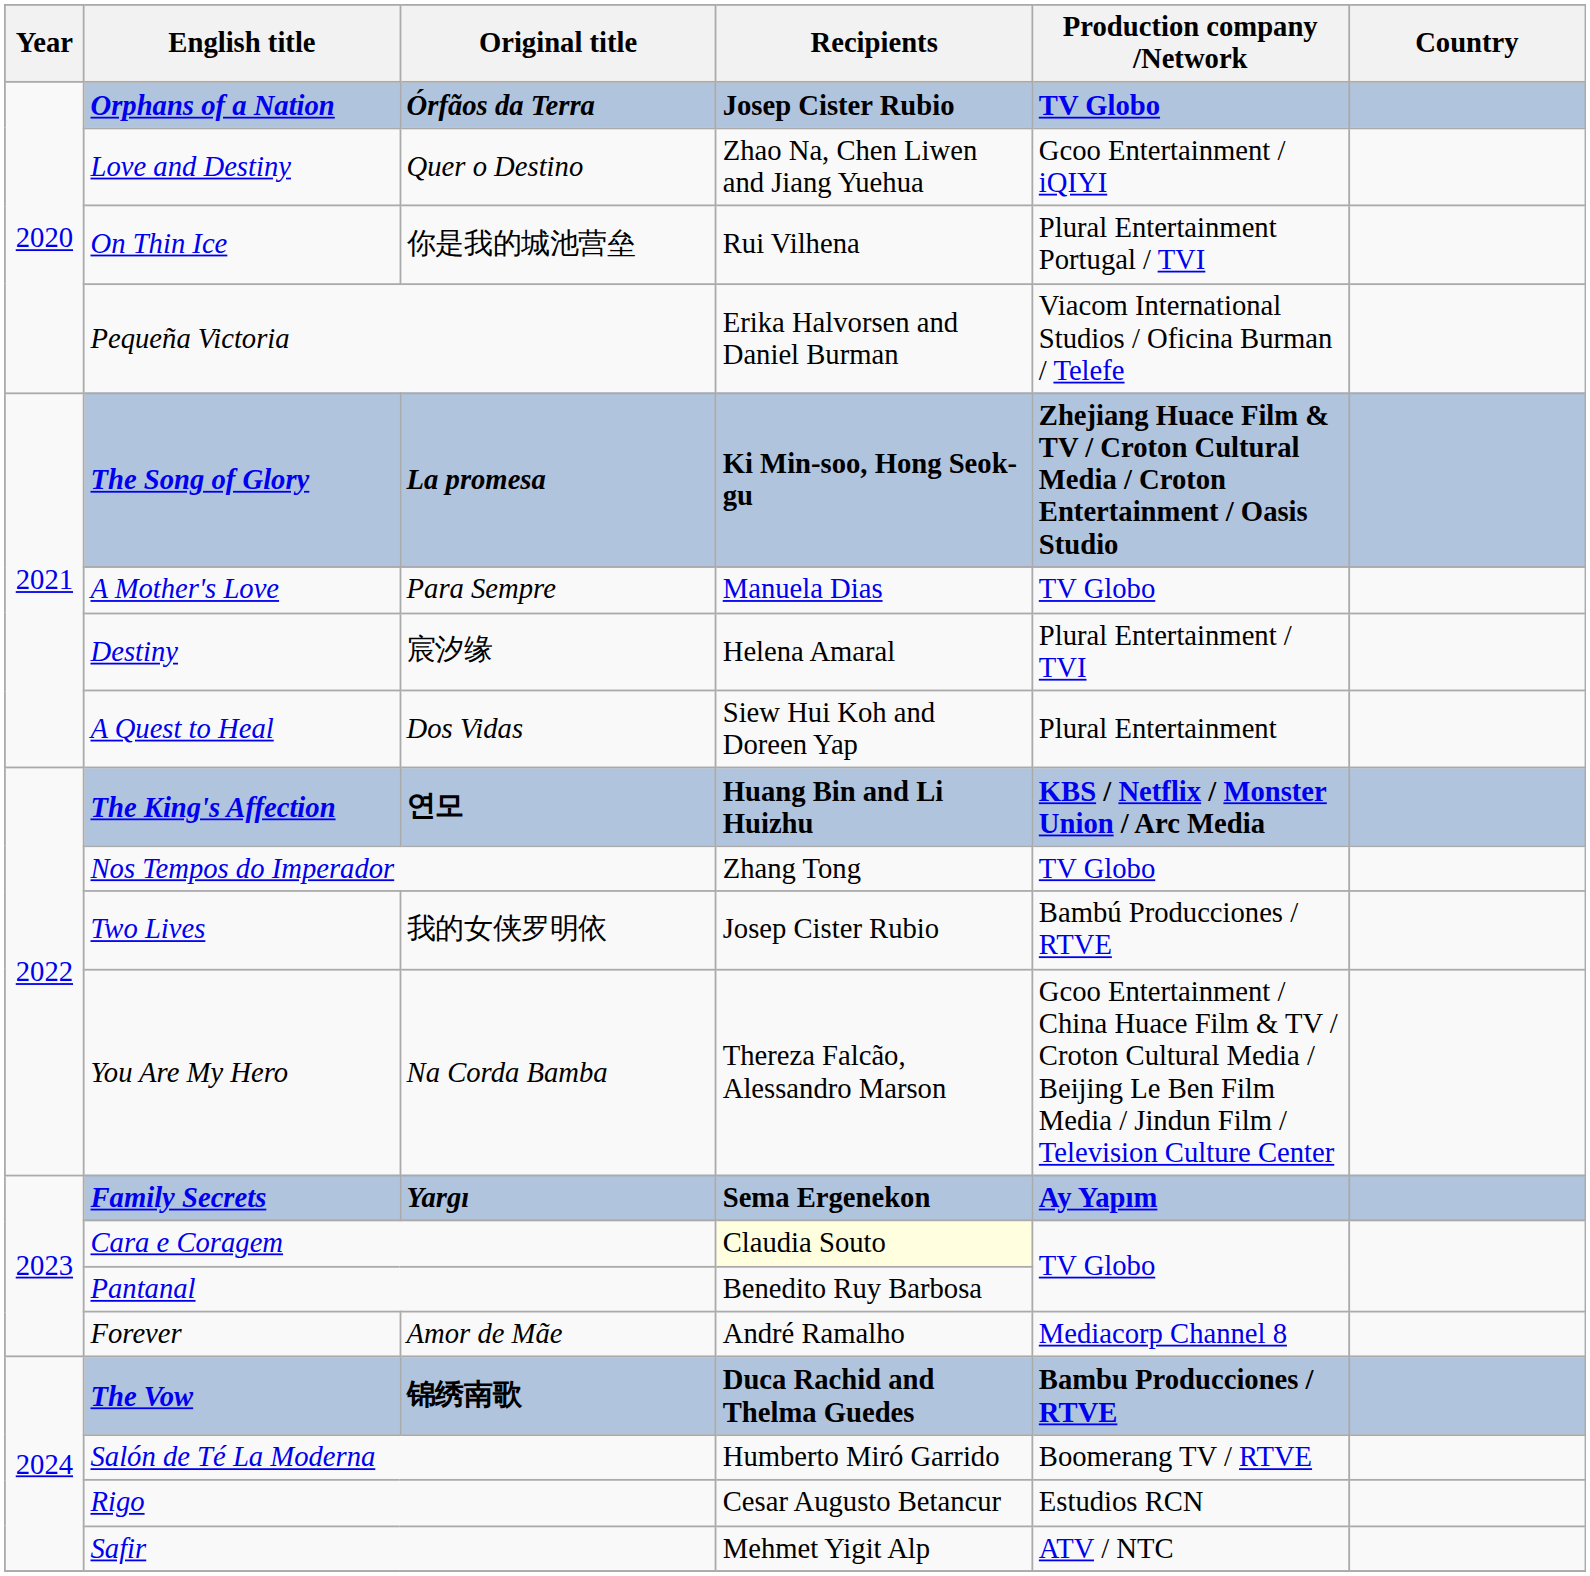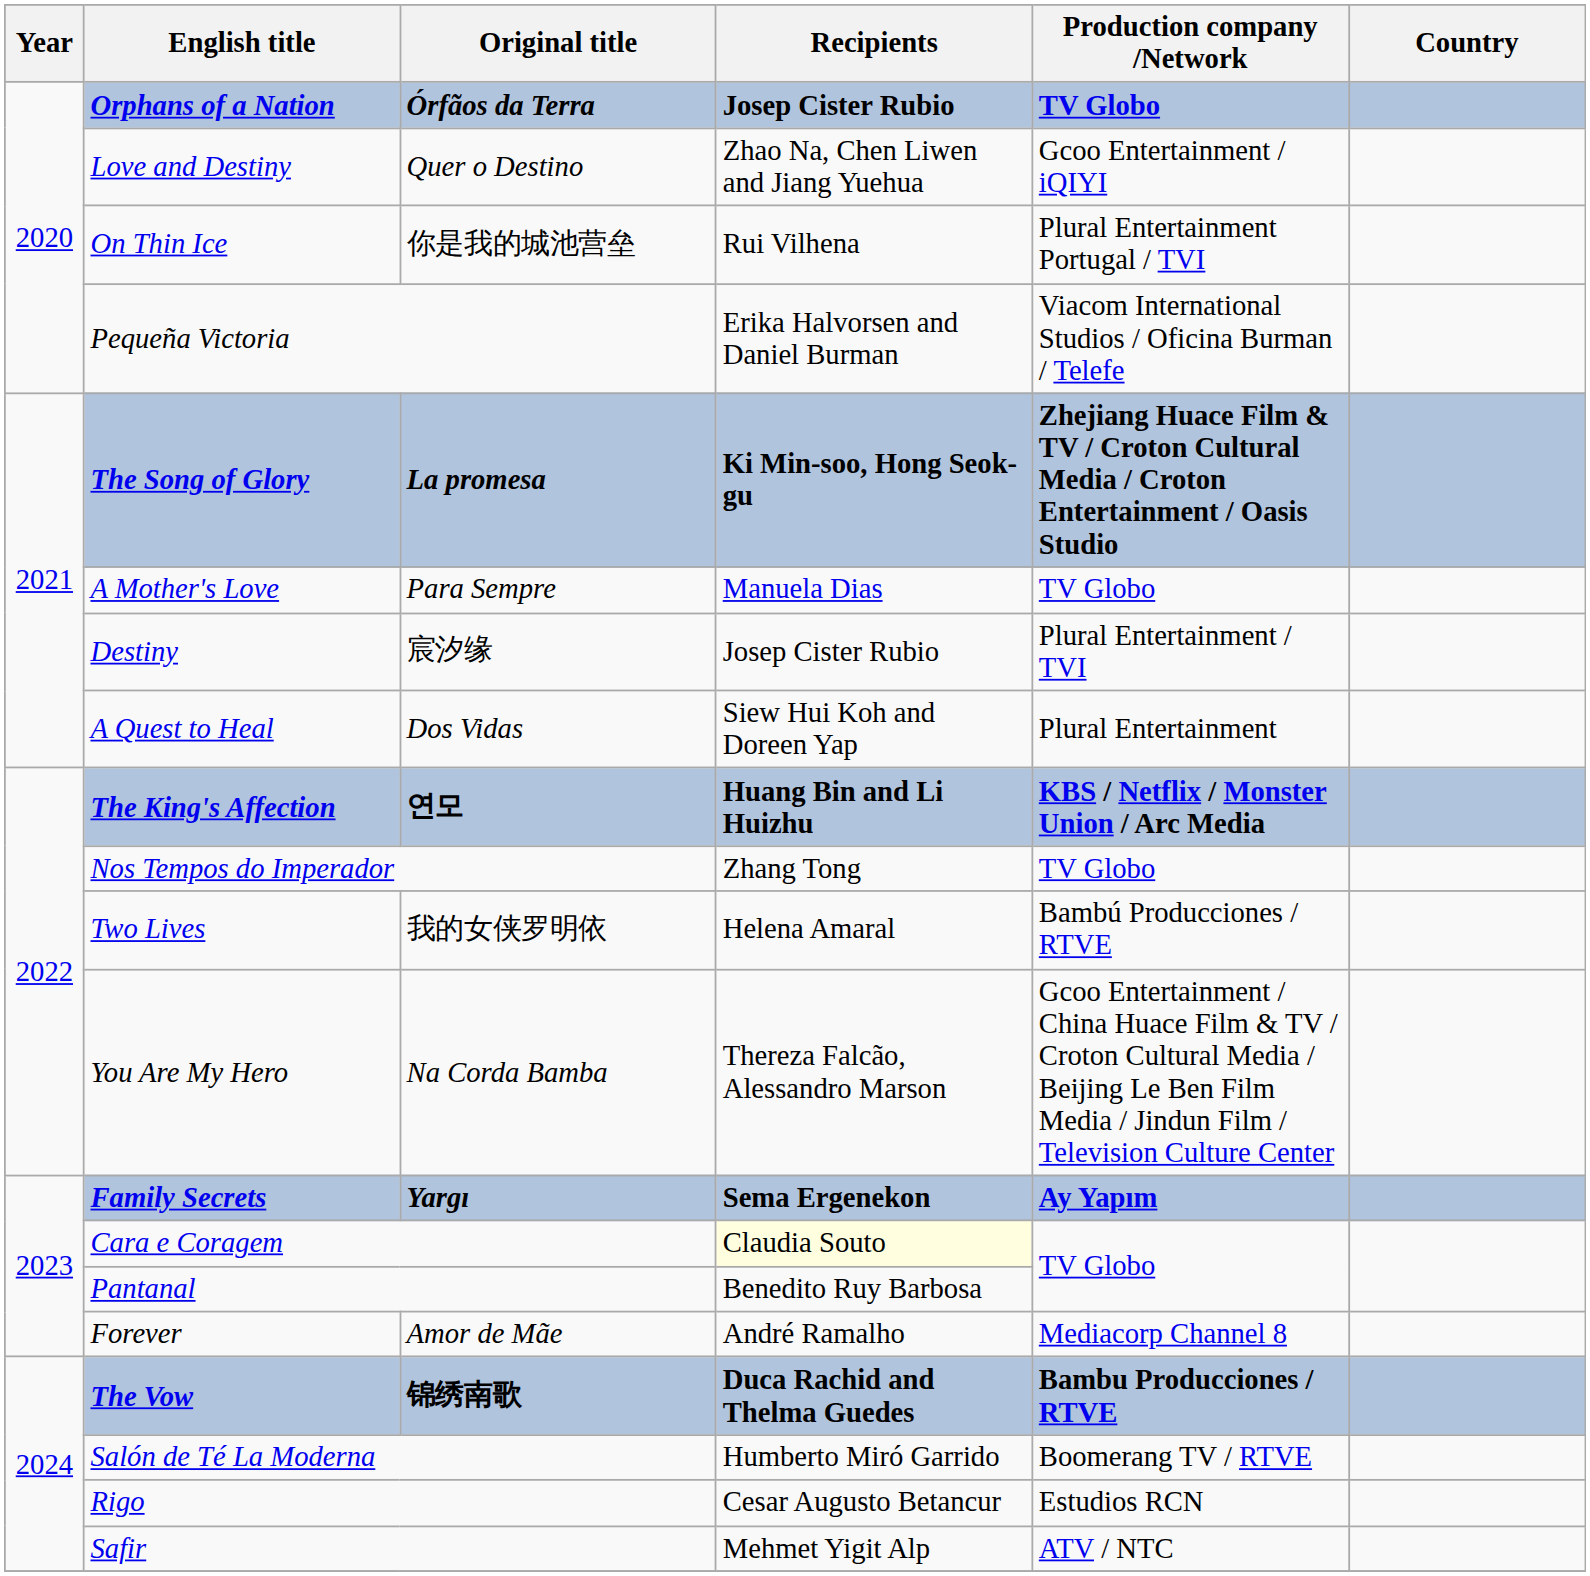(809, 651) Helena Amaral -> (831, 651) Josep Cister Rubio
(831, 929) Josep Cister Rubio -> (809, 929) Helena Amaral
